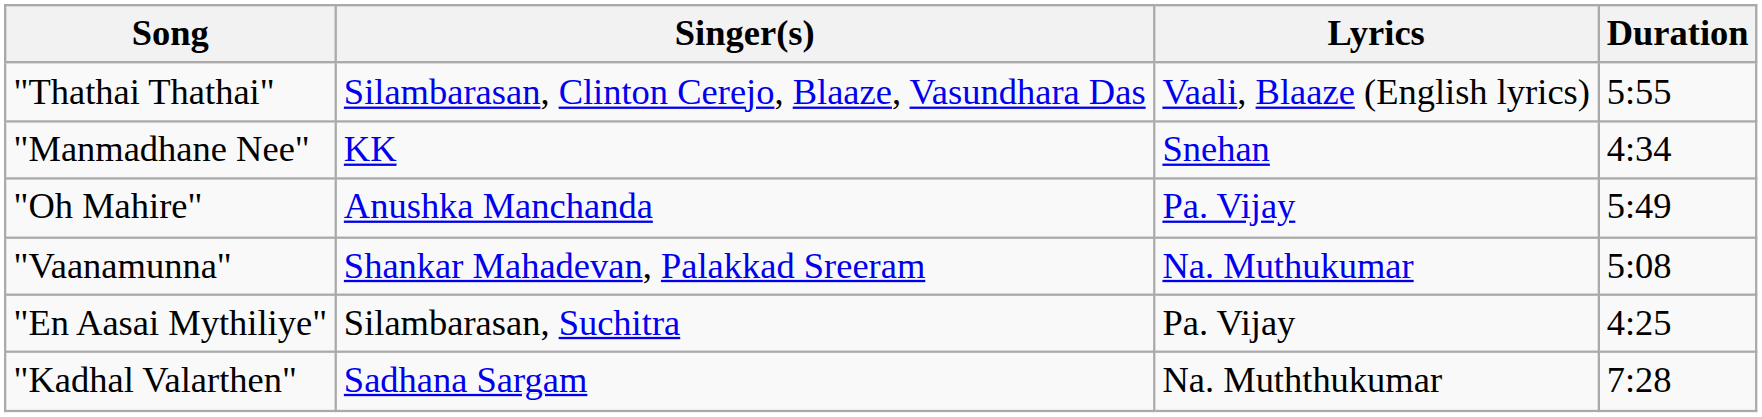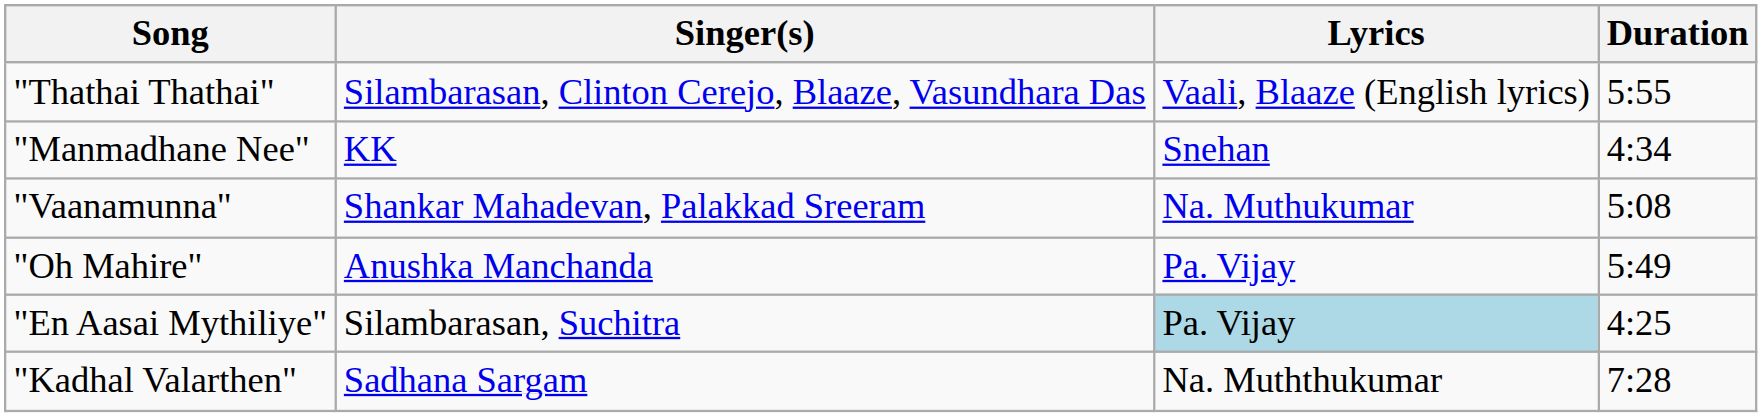rows swapped: (108, 206) <-> (123, 264)
(1229, 322) no background -> (1229, 322) lightblue background
